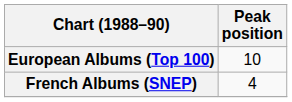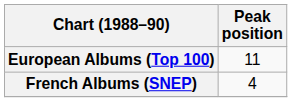(252, 59) 10 -> (252, 59) 11
